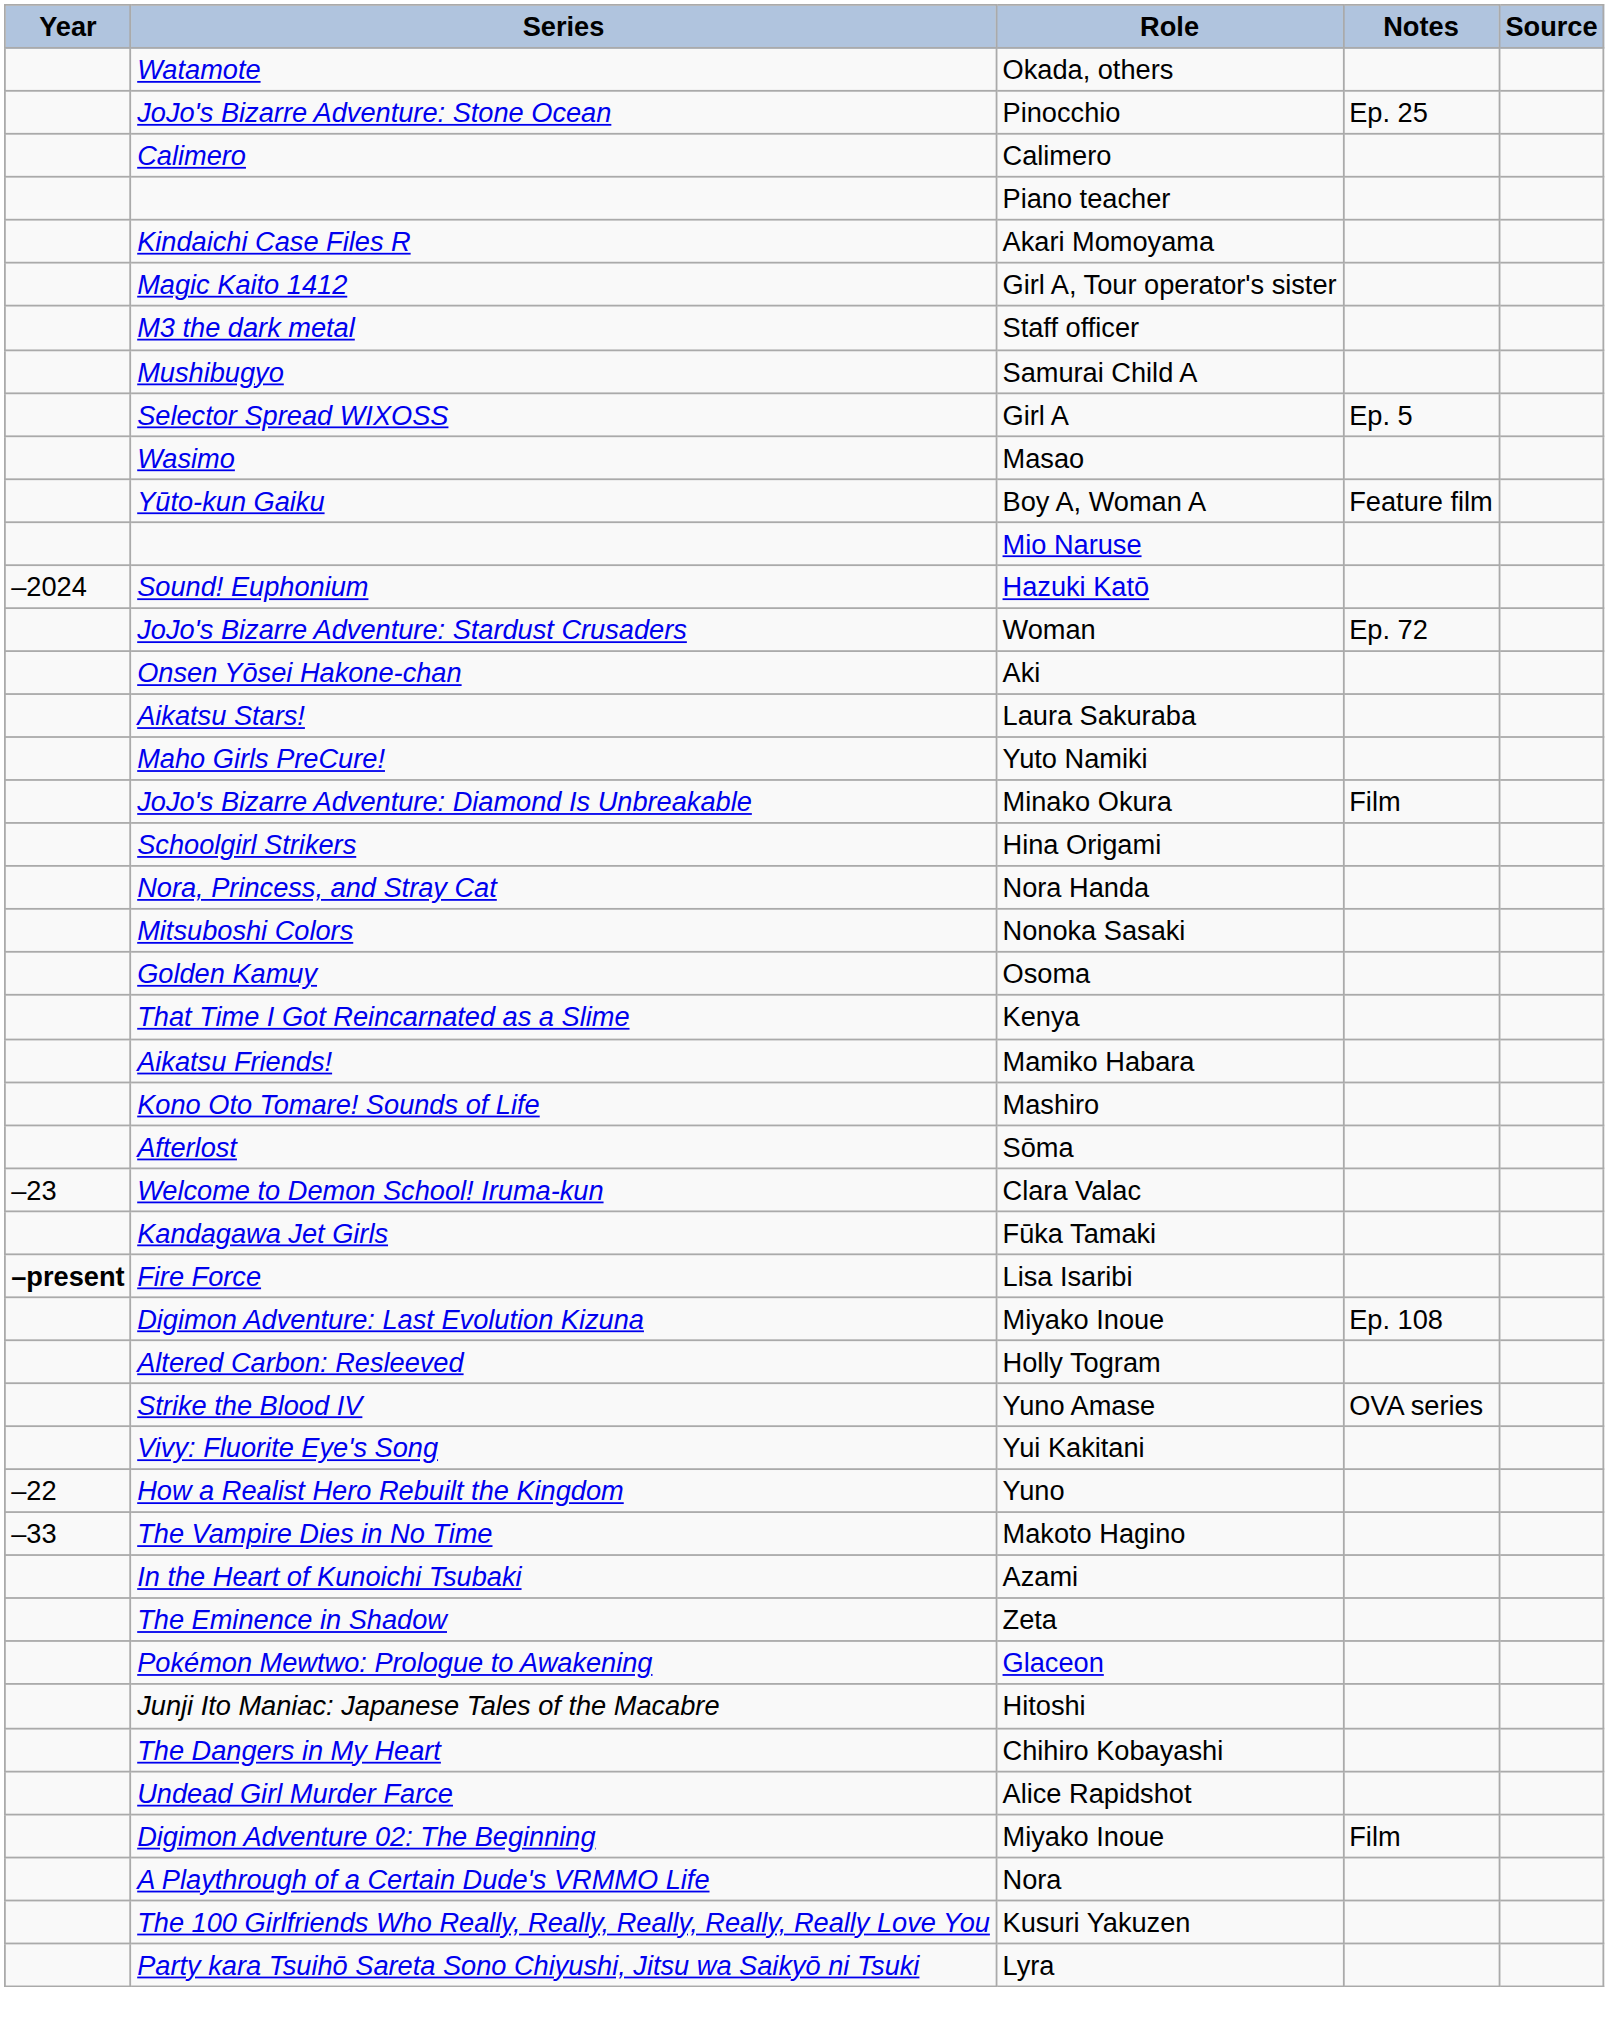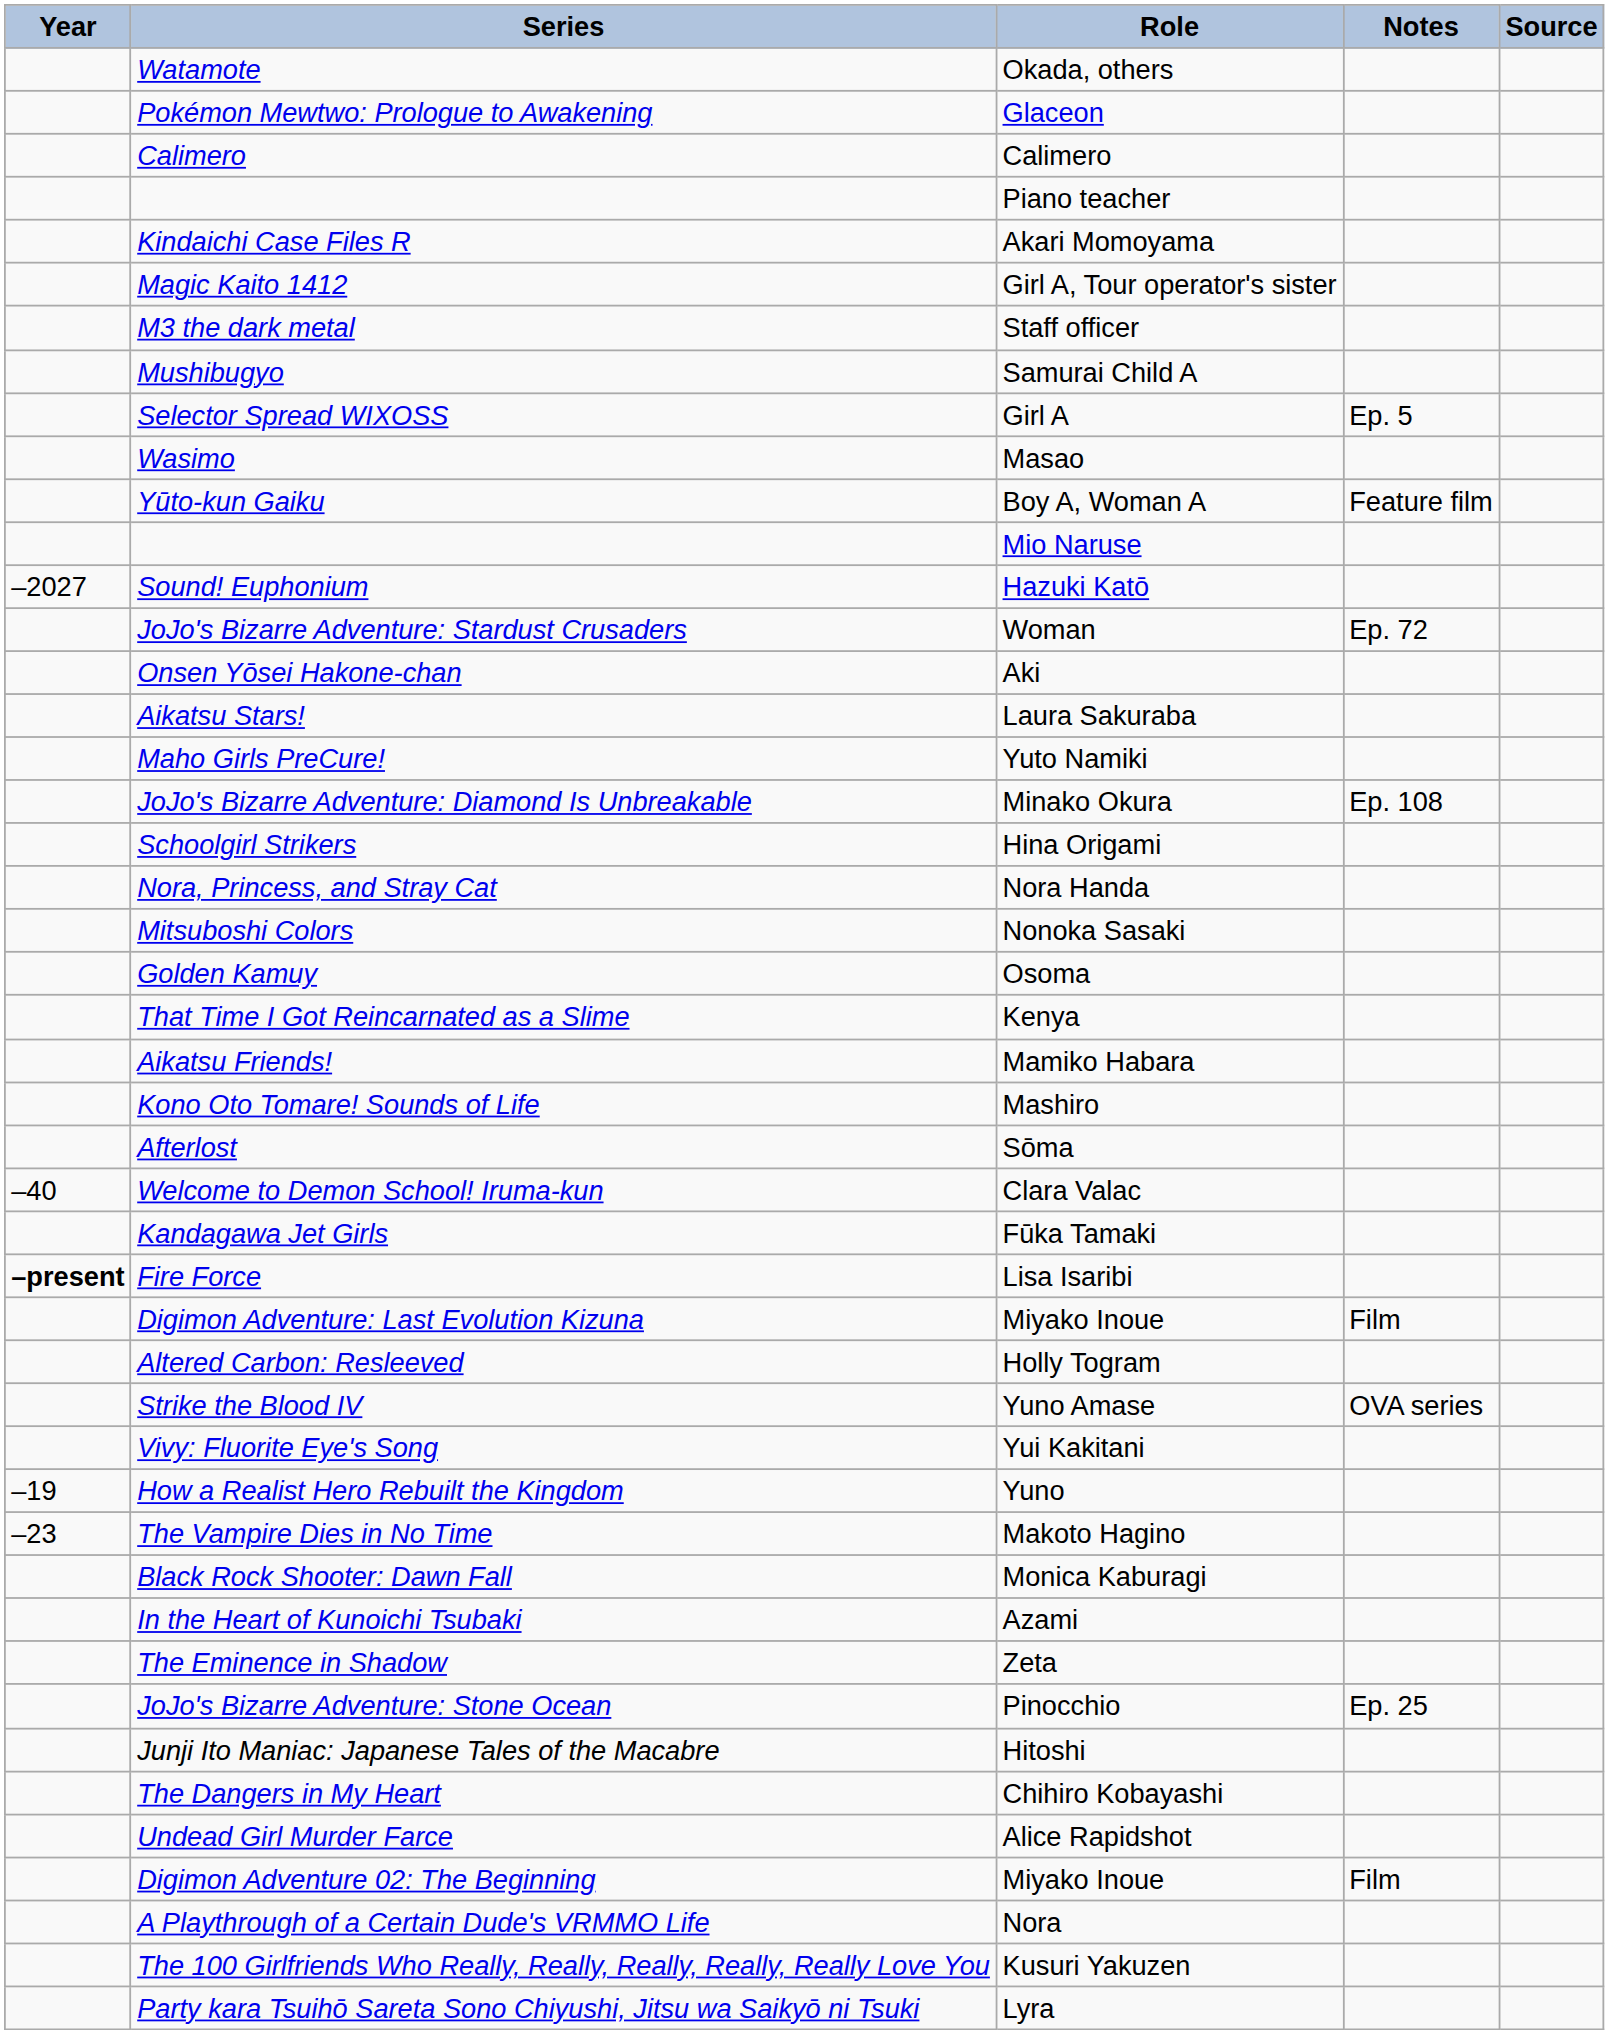rows swapped: (395, 1663) <-> (374, 113)
(49, 587) –2024 -> (49, 587) –2027
(1375, 802) Film -> (1396, 802) Ep. 108
(34, 1190) –23 -> (34, 1190) –40
(1396, 1319) Ep. 108 -> (1375, 1319) Film
(34, 1491) –22 -> (34, 1491) –19
(34, 1534) –33 -> (34, 1534) –23
+ row: (325, 1577)
